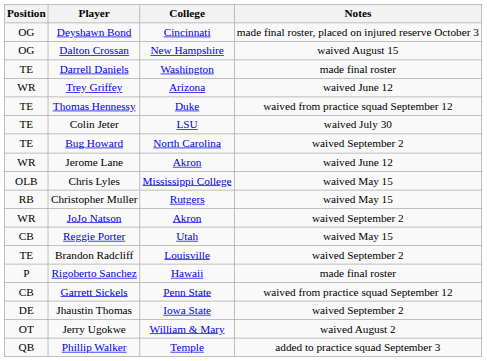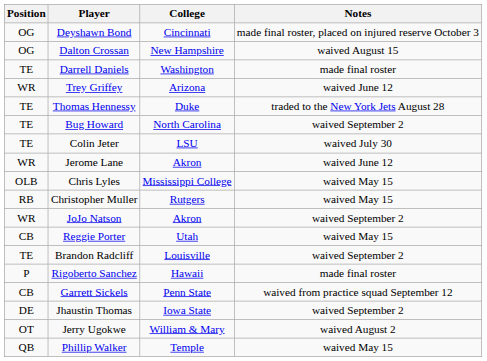(358, 106) waived from practice squad September 12 -> (358, 106) traded to the New York Jets August 28
rows swapped: (94, 143) <-> (94, 125)
(358, 347) added to practice squad September 3 -> (358, 347) waived May 15
